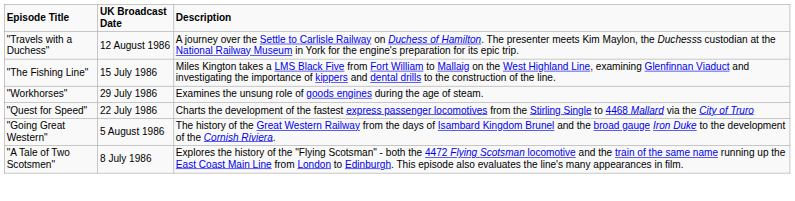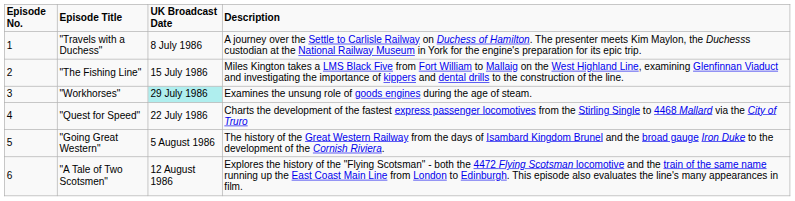+ column: (26, 18)
(135, 45) 12 August 1986 -> (176, 45) 8 July 1986
(129, 94) no background -> (179, 94) paleturquoise background
(126, 159) 8 July 1986 -> (173, 176) 12 August 1986
